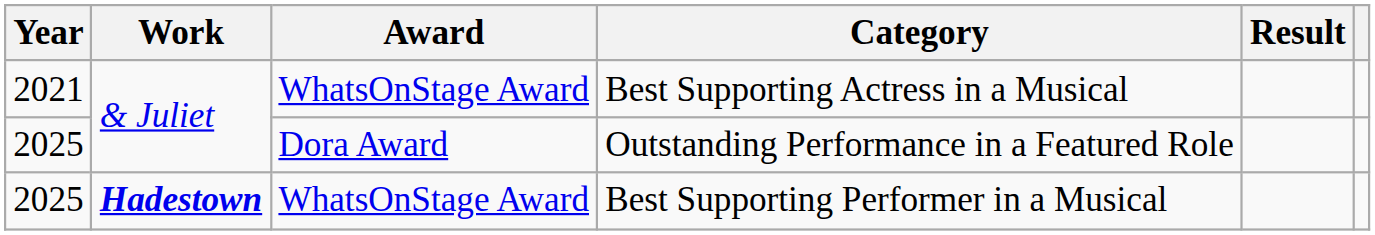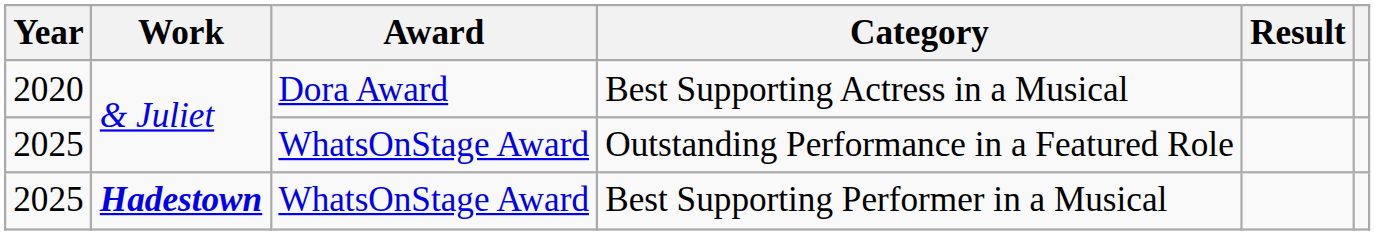(48, 88) 2021 -> (48, 88) 2020
(434, 88) WhatsOnStage Award -> (363, 88) Dora Award
(363, 144) Dora Award -> (434, 144) WhatsOnStage Award
